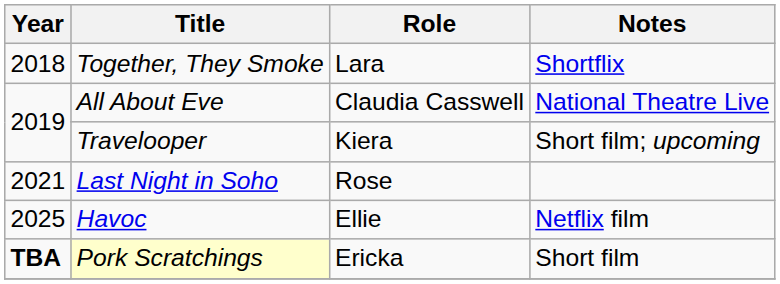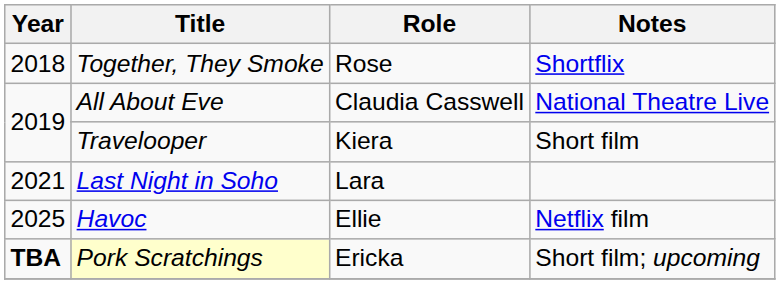(360, 63) Lara -> (364, 63) Rose
(648, 141) Short film; upcoming -> (587, 141) Short film
(364, 180) Rose -> (360, 180) Lara
(587, 258) Short film -> (648, 258) Short film; upcoming
